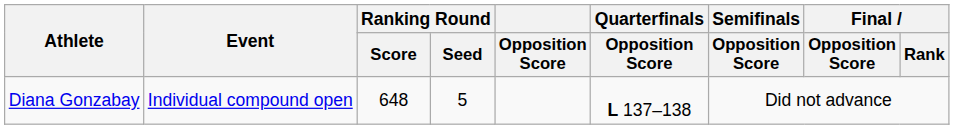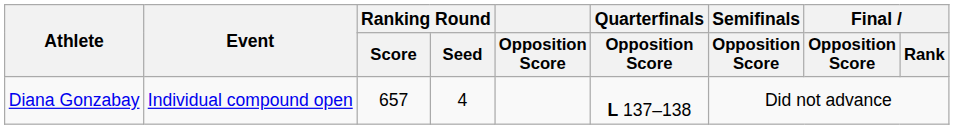(394, 101) 648 -> (394, 101) 657
(463, 101) 5 -> (463, 101) 4
